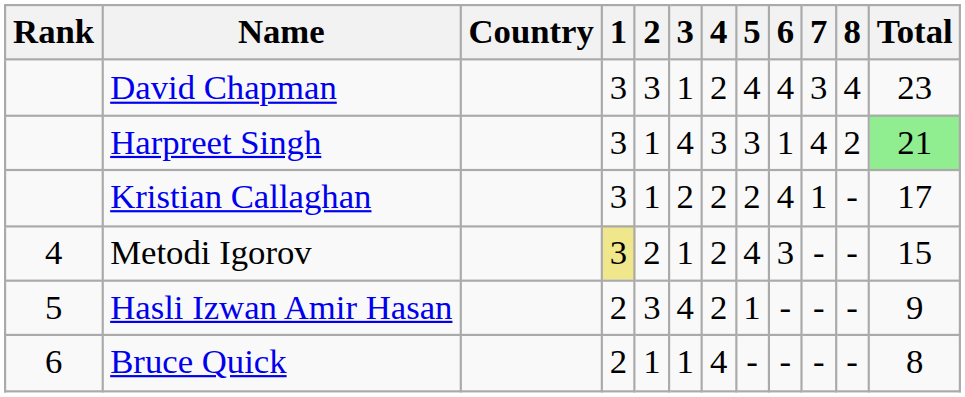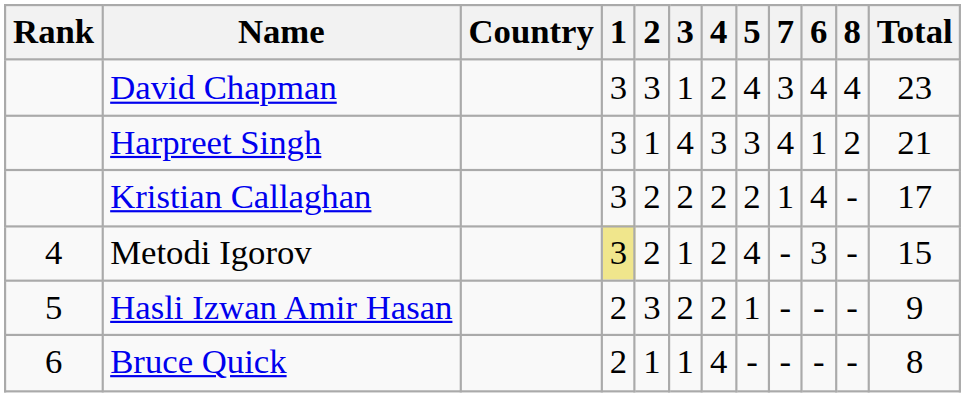columns swapped: (785, 32) <-> (819, 32)
(915, 142) lightgreen background -> (915, 142) no background
(652, 197) 1 -> (652, 197) 2
(685, 307) 4 -> (685, 307) 2
